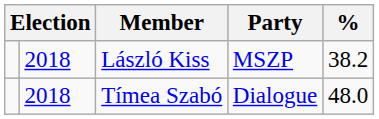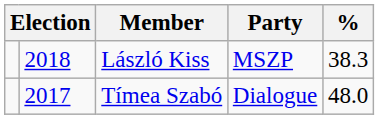(348, 59) 38.2 -> (348, 59) 38.3
(47, 95) 2018 -> (47, 95) 2017
